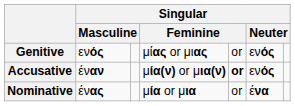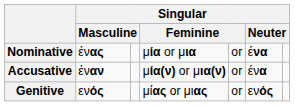rows swapped: (40, 91) <-> (40, 52)
(237, 71) bold -> (237, 71) normal
(262, 71) ενός -> (257, 71) ένα
